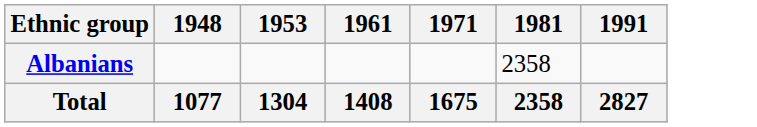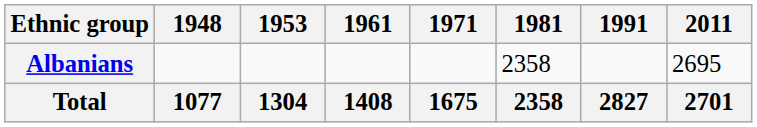+ column: (709, 24)
